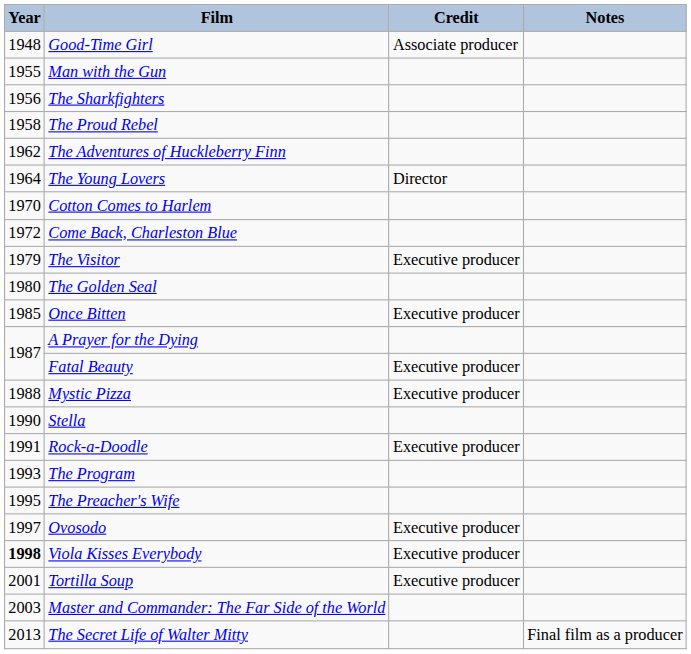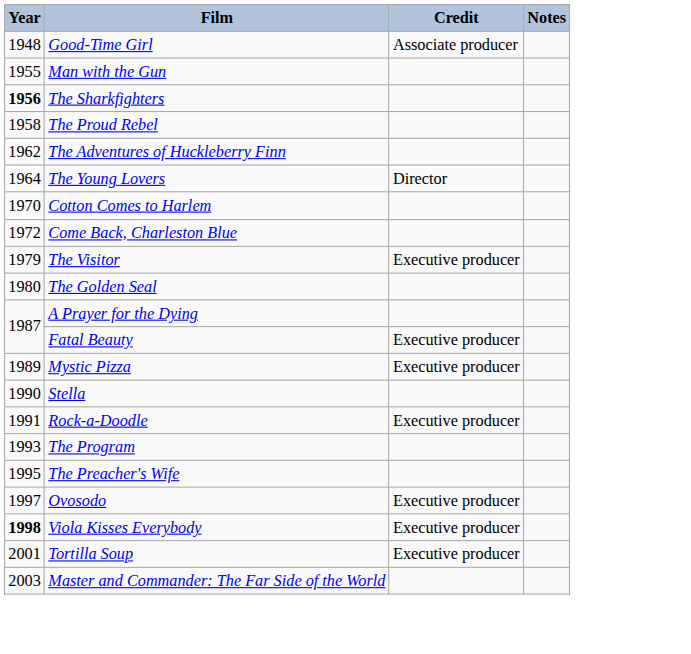(25, 98) normal -> (25, 98) bold
- row: (87, 313)
(25, 393) 1988 -> (25, 366) 1989
- row: (148, 634)
